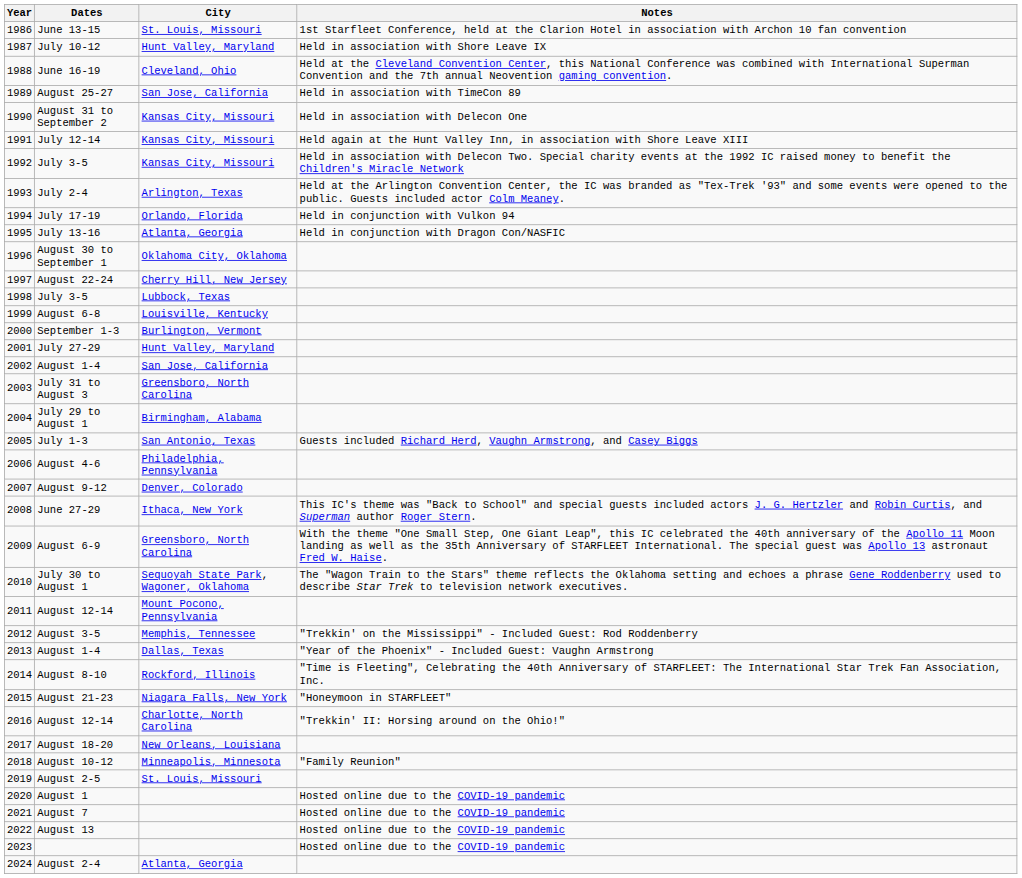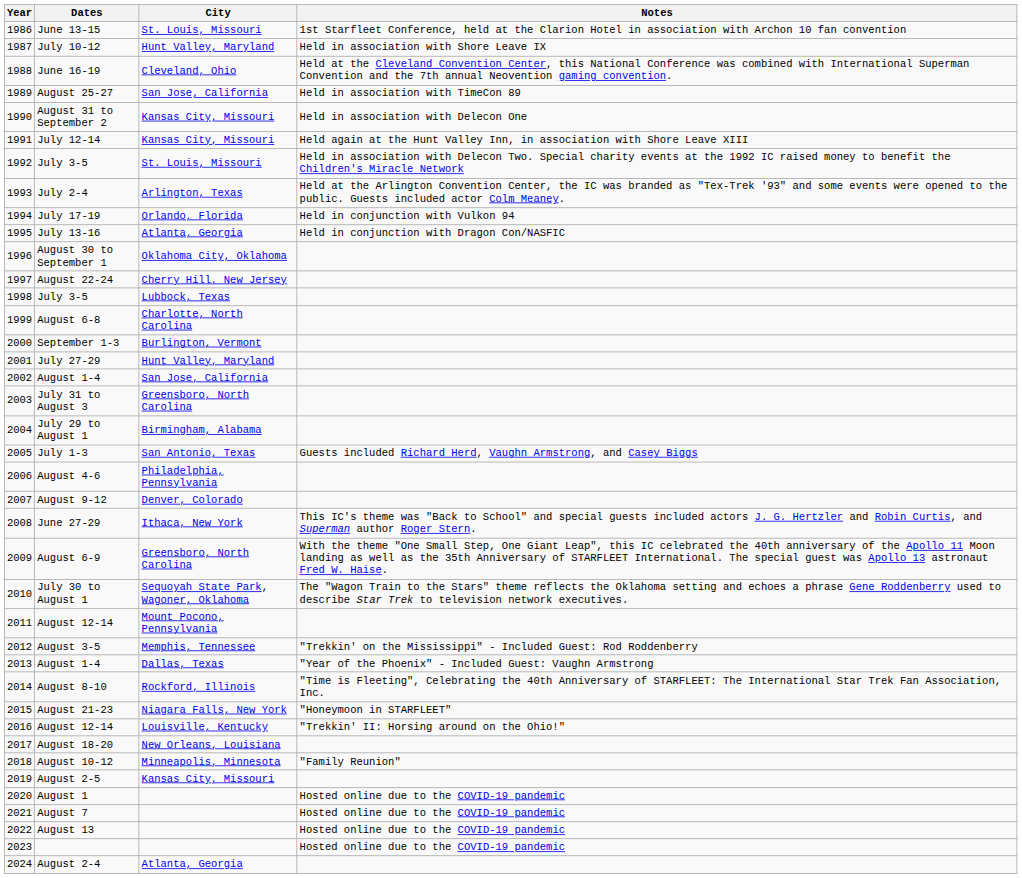(208, 163) Kansas City, Missouri -> (202, 163) St. Louis, Missouri
(205, 314) Louisville, Kentucky -> (192, 320) Charlotte, North Carolina
(192, 721) Charlotte, North Carolina -> (205, 727) Louisville, Kentucky
(202, 779) St. Louis, Missouri -> (208, 779) Kansas City, Missouri
